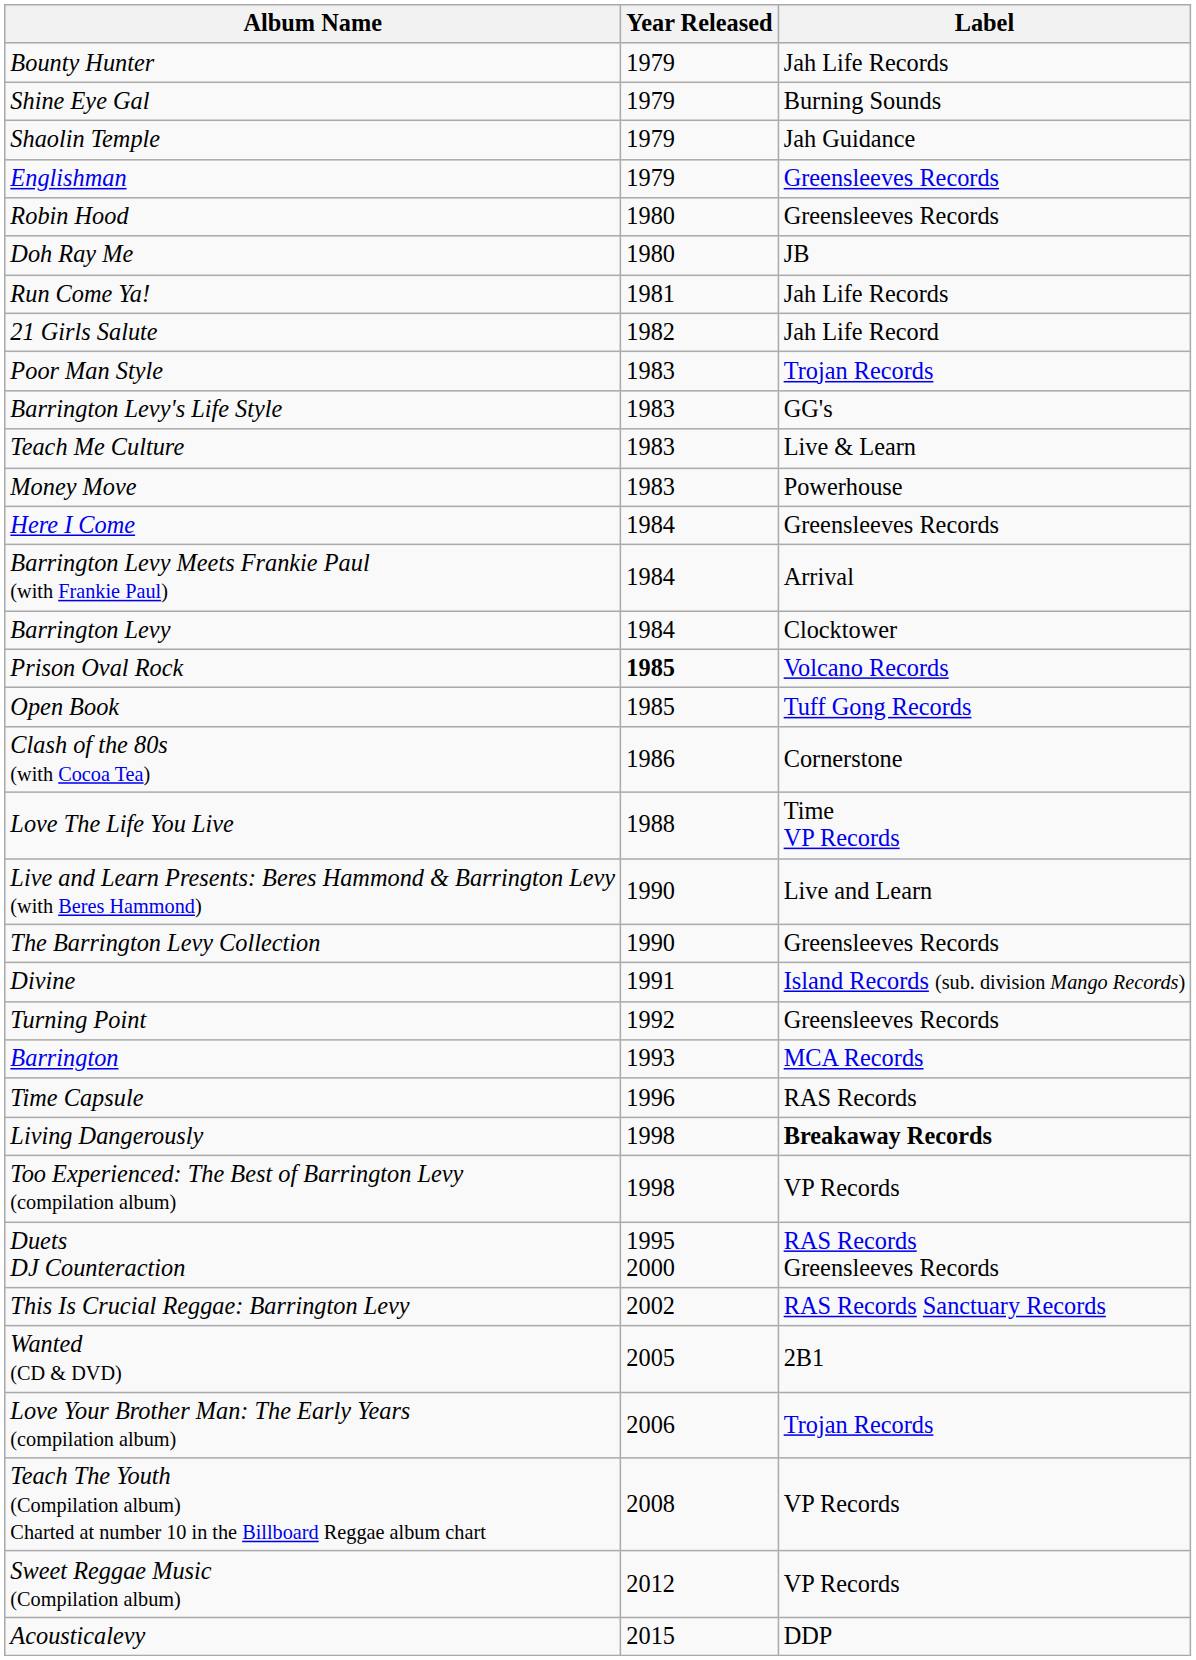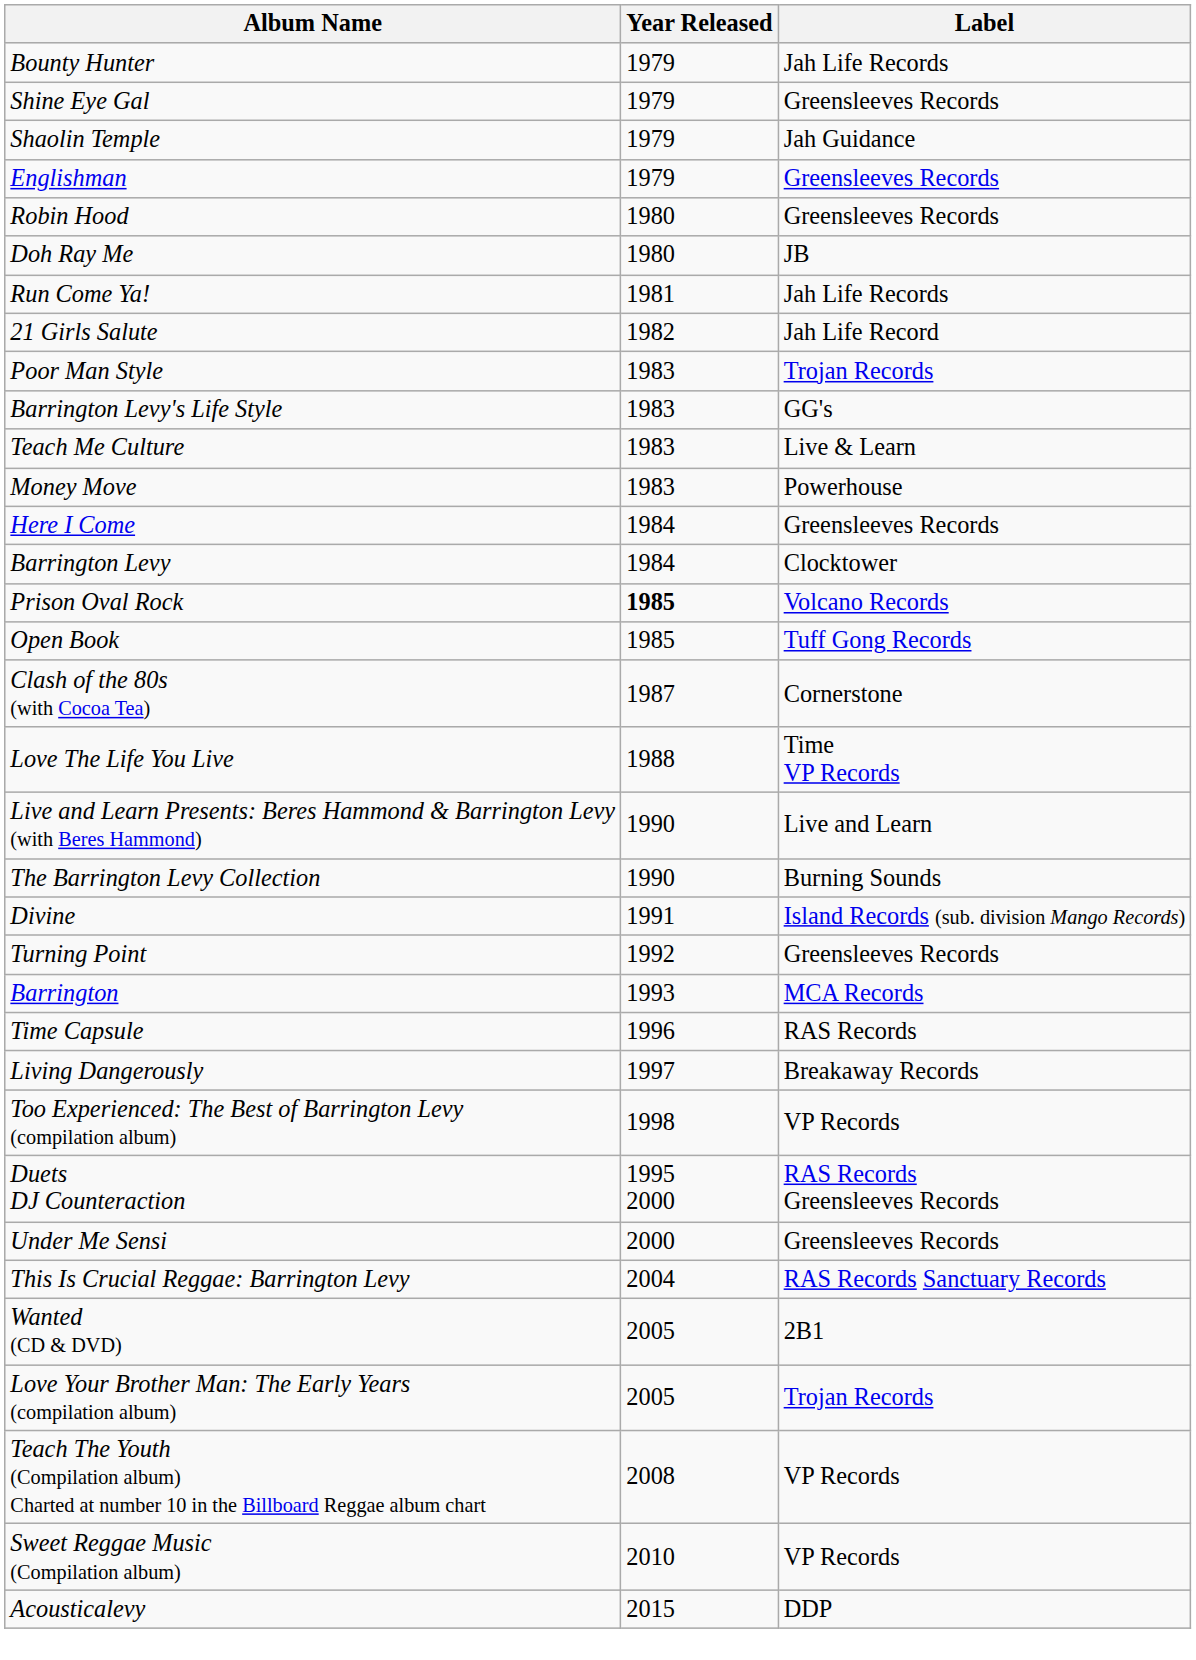(862, 100) Burning Sounds -> (891, 100) Greensleeves Records
- row: (190, 577)
(651, 759) 1986 -> (651, 693) 1987
(891, 943) Greensleeves Records -> (862, 877) Burning Sounds
(651, 1136) 1998 -> (651, 1070) 1997
(888, 1136) bold -> (881, 1070) normal
+ row: (89, 1240)
(651, 1306) 2002 -> (651, 1279) 2004
(651, 1424) 2006 -> (651, 1397) 2005
(651, 1583) 2012 -> (651, 1556) 2010
